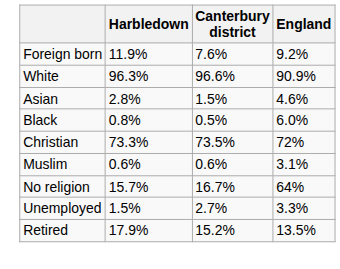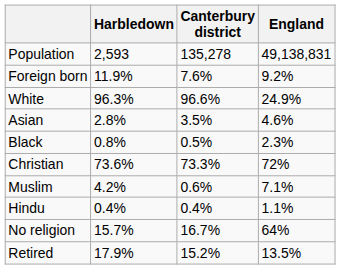+ row: (41, 54)
(296, 76) 90.9% -> (281, 98) 24.9%
(211, 98) 1.5% -> (196, 120) 3.5%
(292, 120) 6.0% -> (277, 142) 2.3%
(129, 142) 73.3% -> (114, 164) 73.6%
(215, 142) 73.5% -> (200, 164) 73.3%
(125, 164) 0.6% -> (110, 186) 4.2%
(292, 164) 3.1% -> (277, 186) 7.1%
+ row: (27, 209)
- row: (62, 209)
